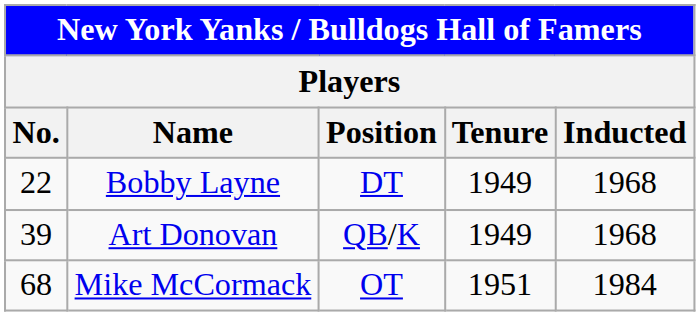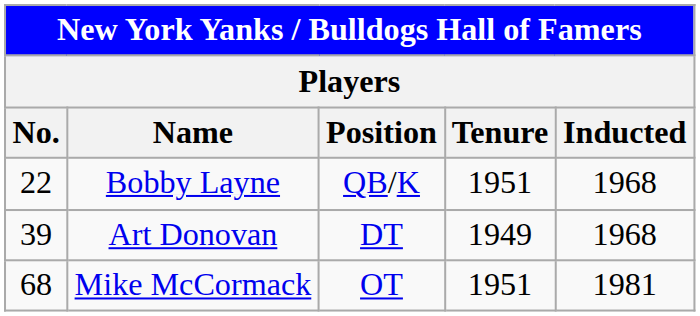(381, 183) DT -> (382, 183) QB/K
(500, 183) 1949 -> (500, 183) 1951
(382, 234) QB/K -> (381, 234) DT
(625, 285) 1984 -> (625, 285) 1981
